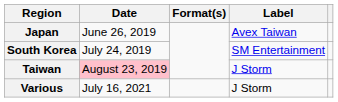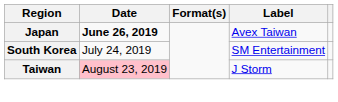(119, 32) normal -> (120, 32) bold
- row: (42, 87)
